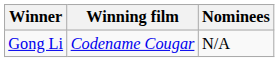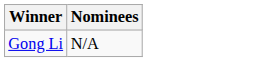- column: (133, 17)
